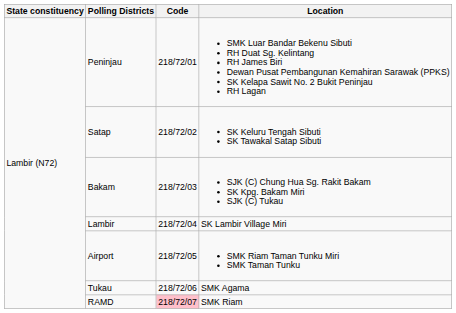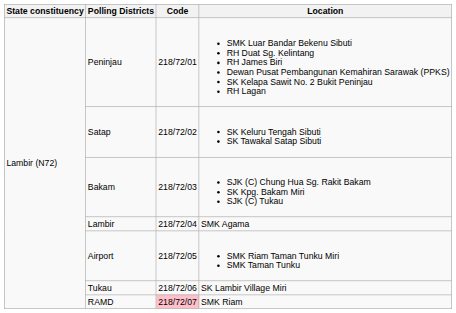(244, 223) SK Lambir Village Miri -> (225, 223) SMK Agama
(225, 287) SMK Agama -> (244, 287) SK Lambir Village Miri
